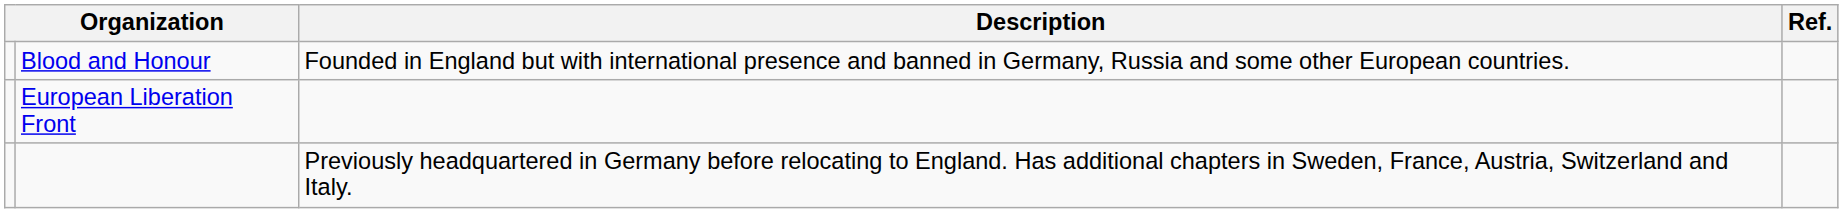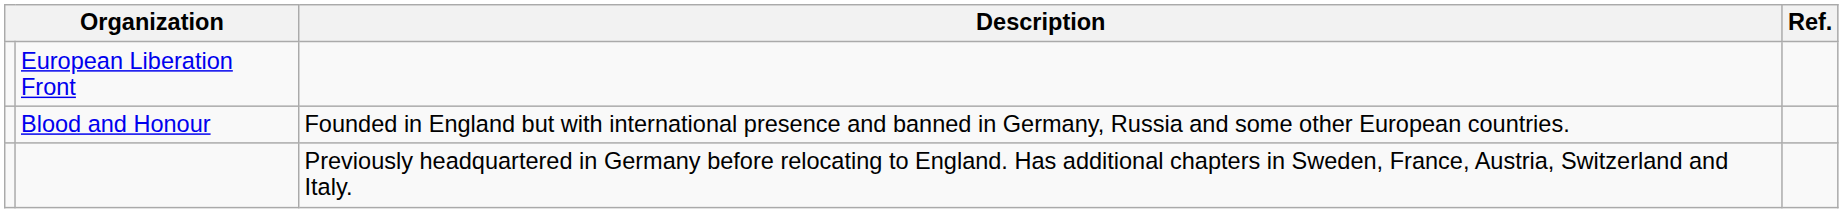rows swapped: (116, 60) <-> (127, 110)
